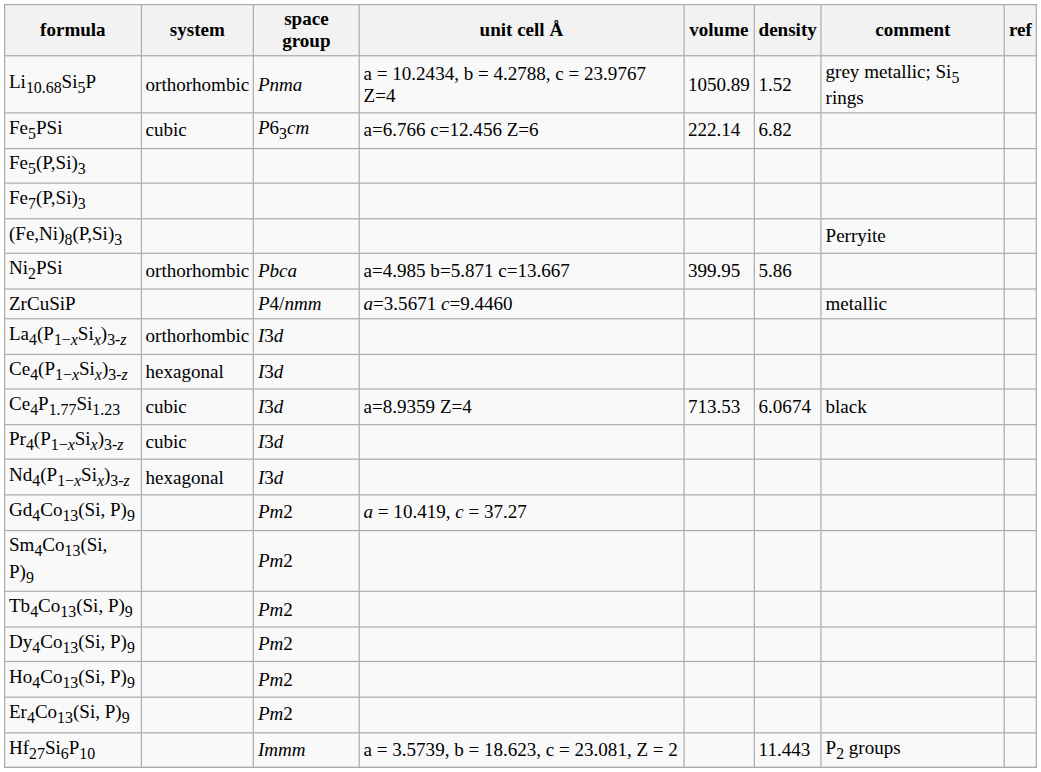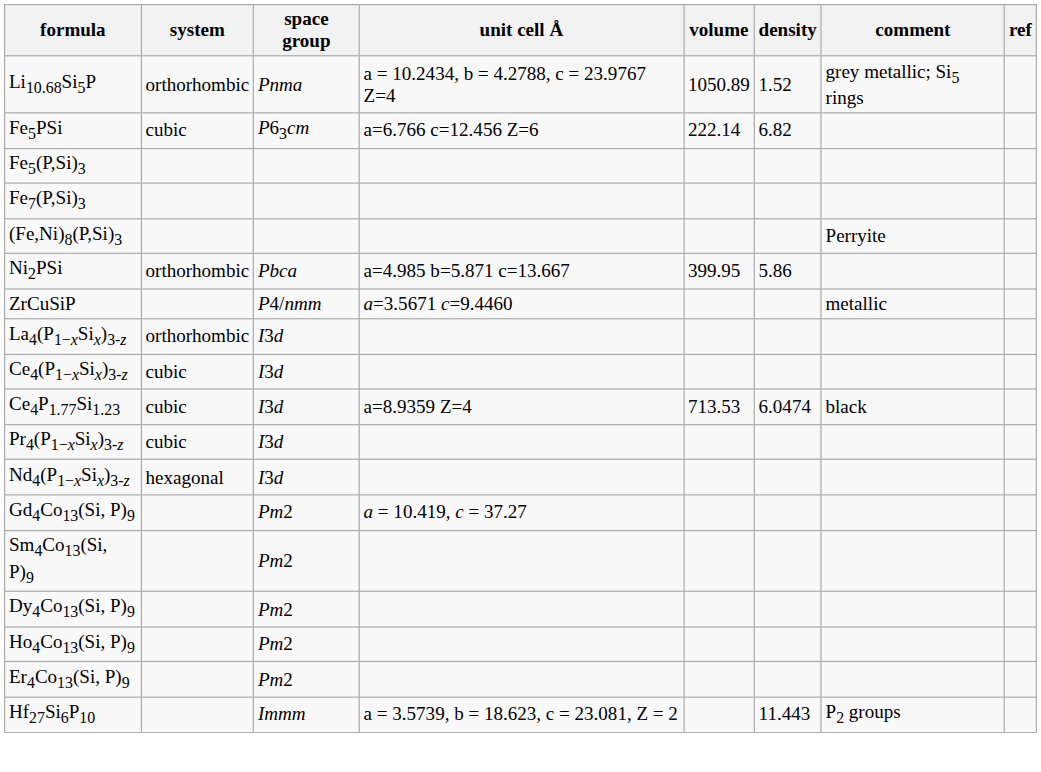(185, 371) hexagonal -> (166, 371) cubic
(785, 406) 6.0674 -> (785, 406) 6.0474
- row: (71, 609)
